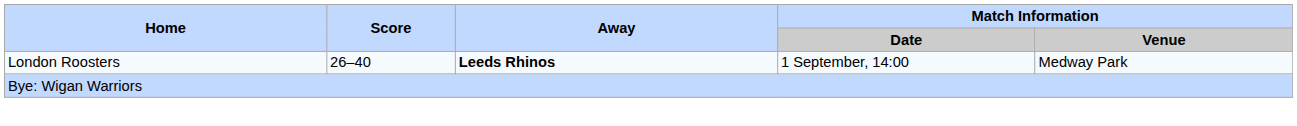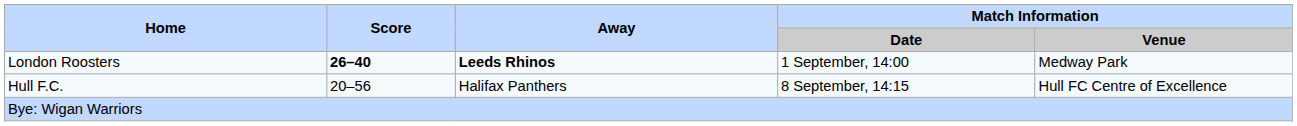(350, 63) normal -> (350, 63) bold
+ row: (36, 86)
